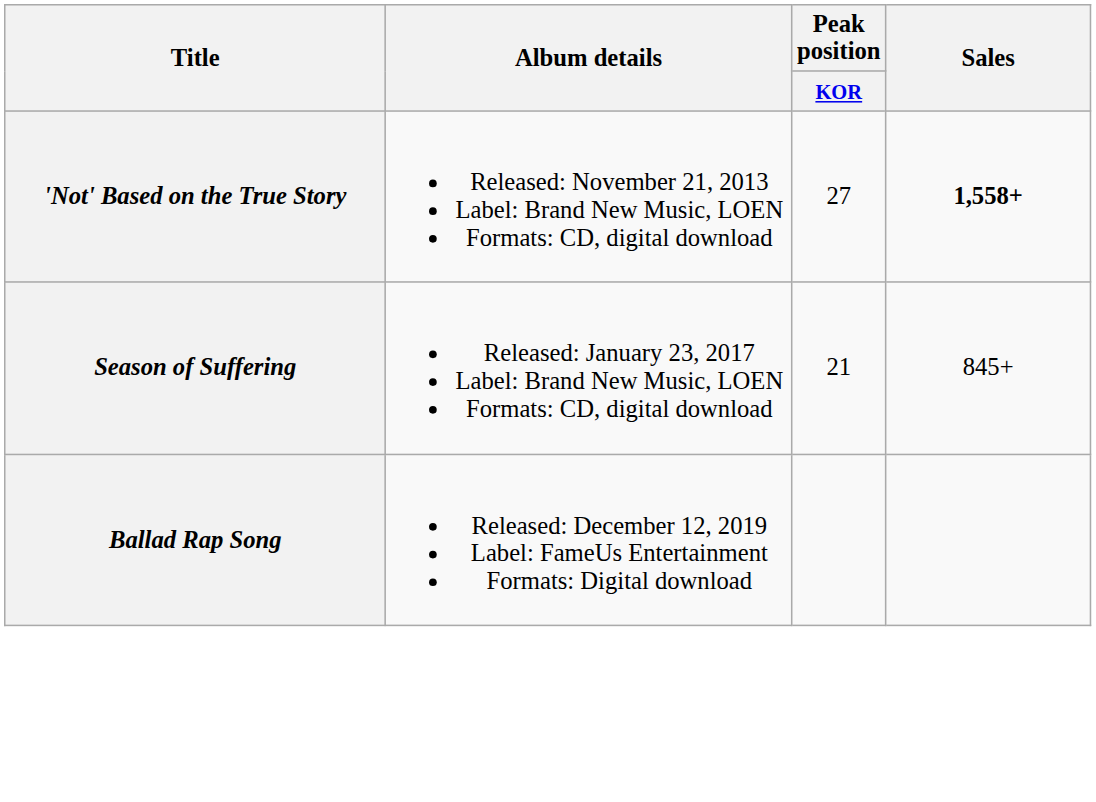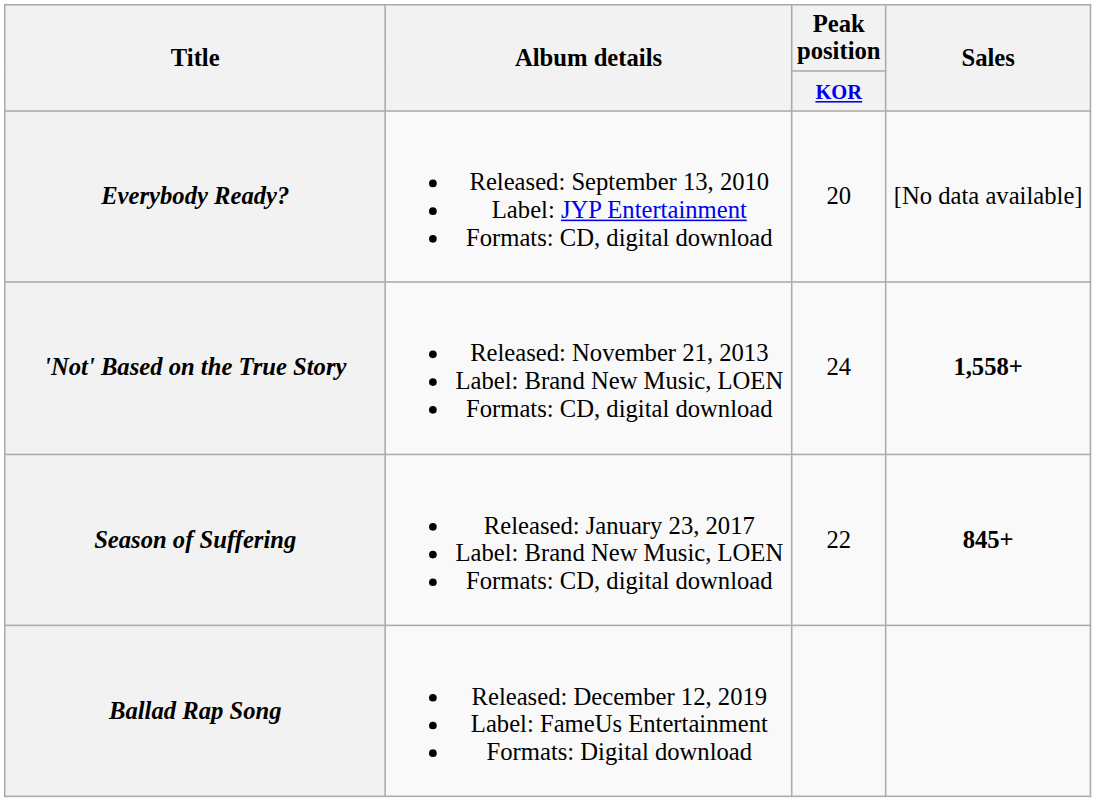+ row: (195, 196)
(839, 196) 27 -> (839, 367) 24
(839, 367) 21 -> (839, 539) 22
(988, 367) normal -> (988, 539) bold
